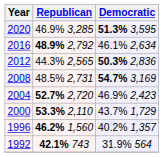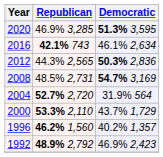(64, 46) 48.9% 2,792 -> (64, 46) 42.1% 743
(127, 95) 46.9% 2,423 -> (127, 95) 31.9% 564
(64, 144) 42.1% 743 -> (64, 144) 48.9% 2,792
(127, 144) 31.9% 564 -> (127, 144) 46.9% 2,423
